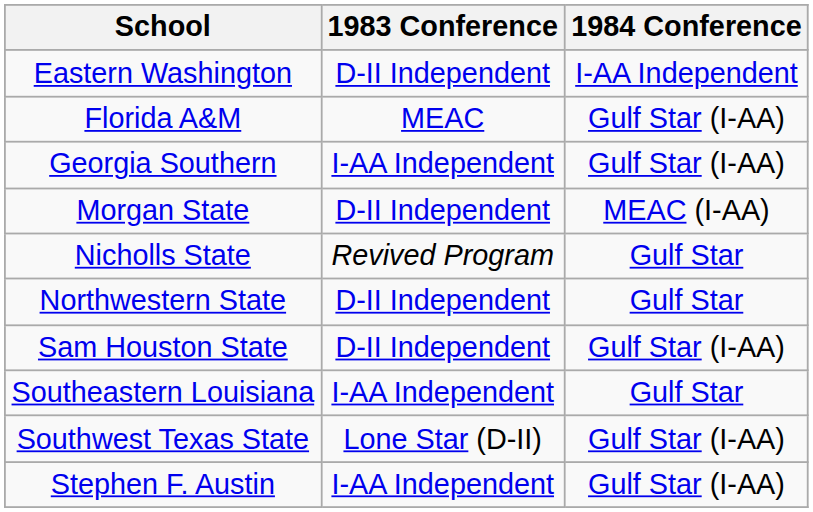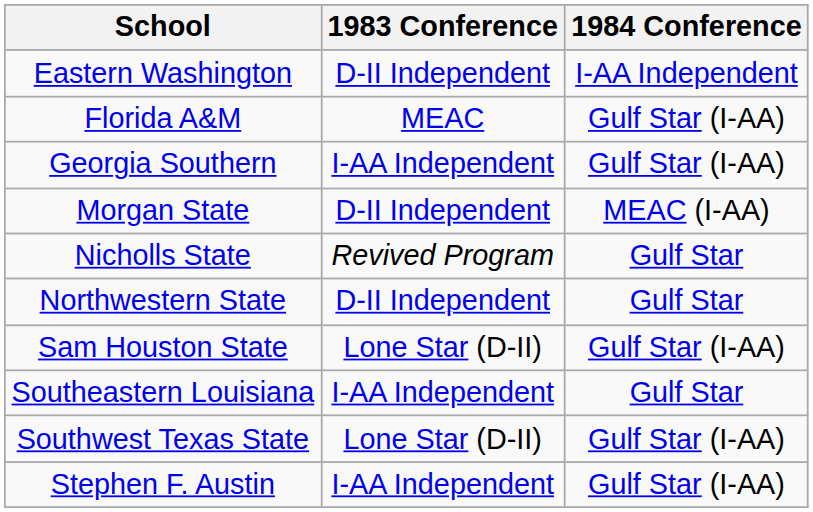(443, 347) D-II Independent -> (443, 347) Lone Star (D-II)
